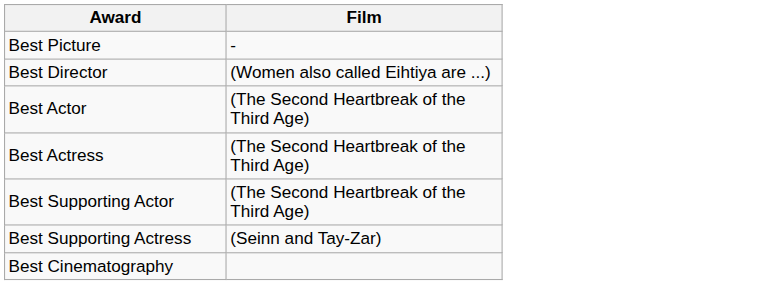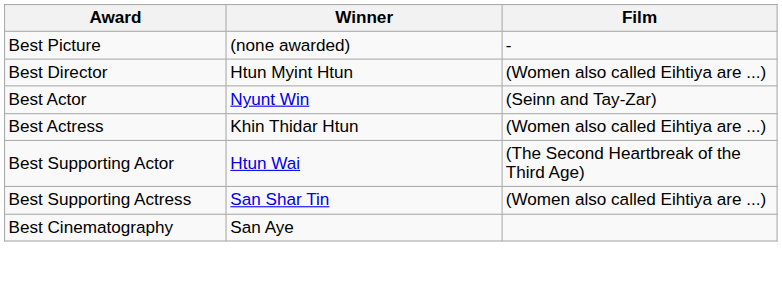+ column: (364, 18)
(348, 109) (The Second Heartbreak of the Third Age) -> (581, 99) (Seinn and Tay-Zar)
(348, 155) (The Second Heartbreak of the Third Age) -> (636, 126) (Women also called Eihtiya are ...)
(306, 238) (Seinn and Tay-Zar) -> (636, 200) (Women also called Eihtiya are ...)
